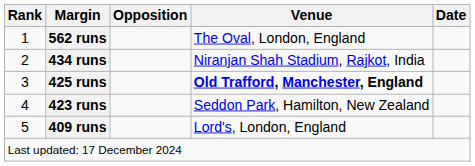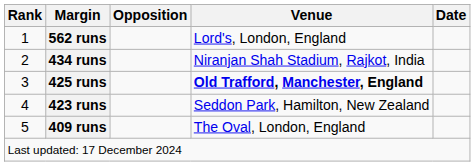(280, 37) The Oval, London, England -> (270, 37) Lord's, London, England
(270, 127) Lord's, London, England -> (280, 127) The Oval, London, England
